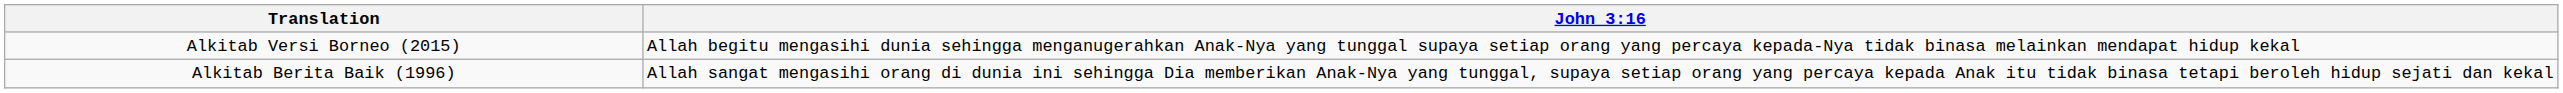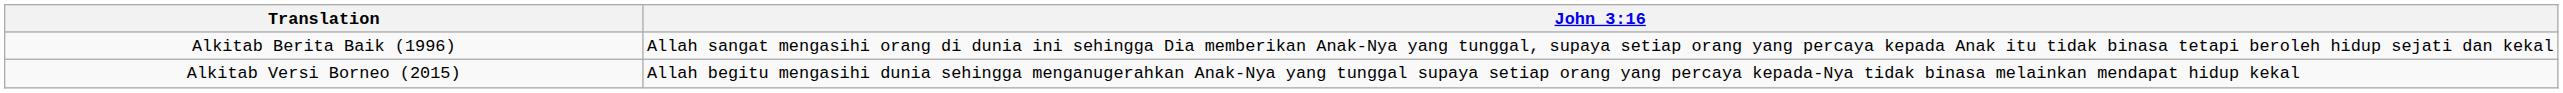rows swapped: (324, 74) <-> (324, 46)
